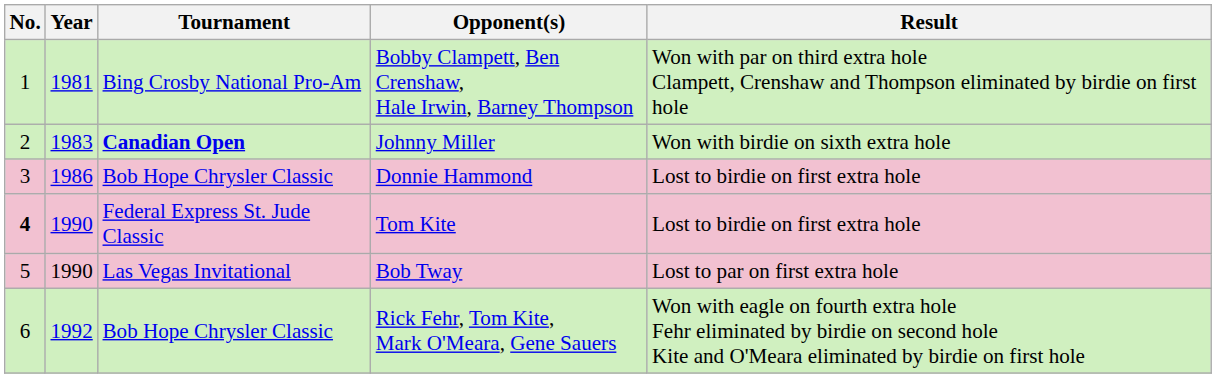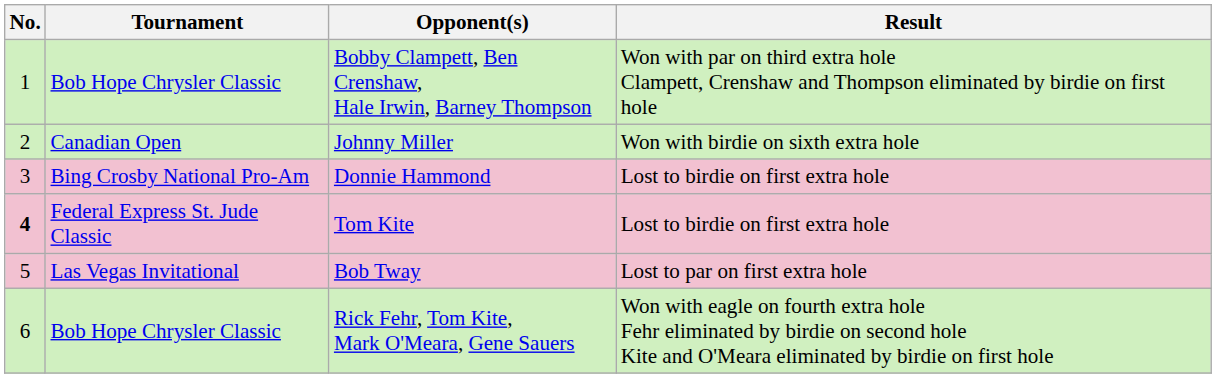- column: (72, 22)
(232, 81) Bing Crosby National Pro-Am -> (166, 81) Bob Hope Chrysler Classic
(174, 141) bold -> (116, 141) normal
(218, 176) Bob Hope Chrysler Classic -> (180, 176) Bing Crosby National Pro-Am
